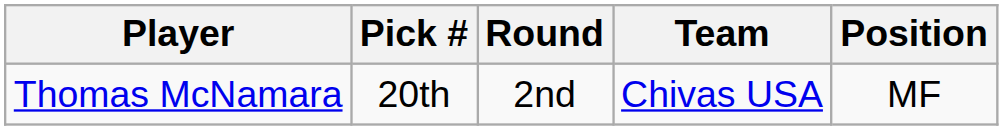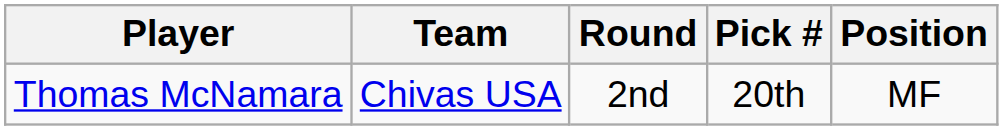columns swapped: (722, 34) <-> (414, 34)
